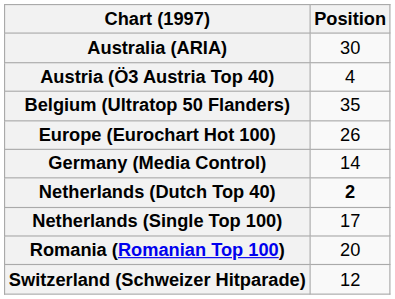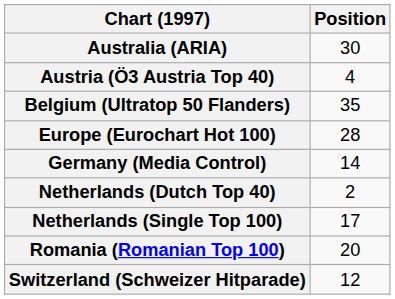(350, 134) 26 -> (350, 134) 28
(350, 192) bold -> (350, 192) normal
